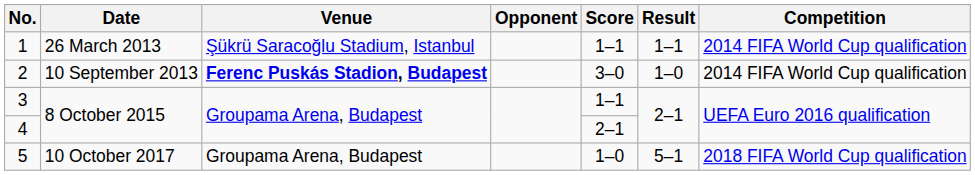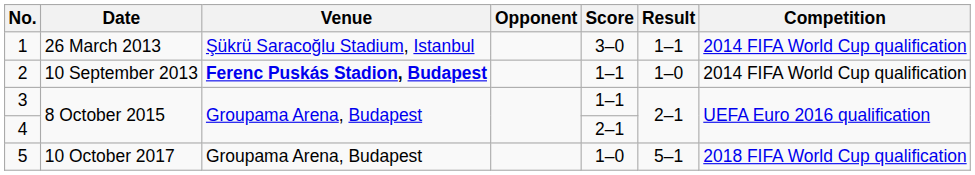(610, 45) 1–1 -> (610, 45) 3–0
(610, 73) 3–0 -> (610, 73) 1–1
